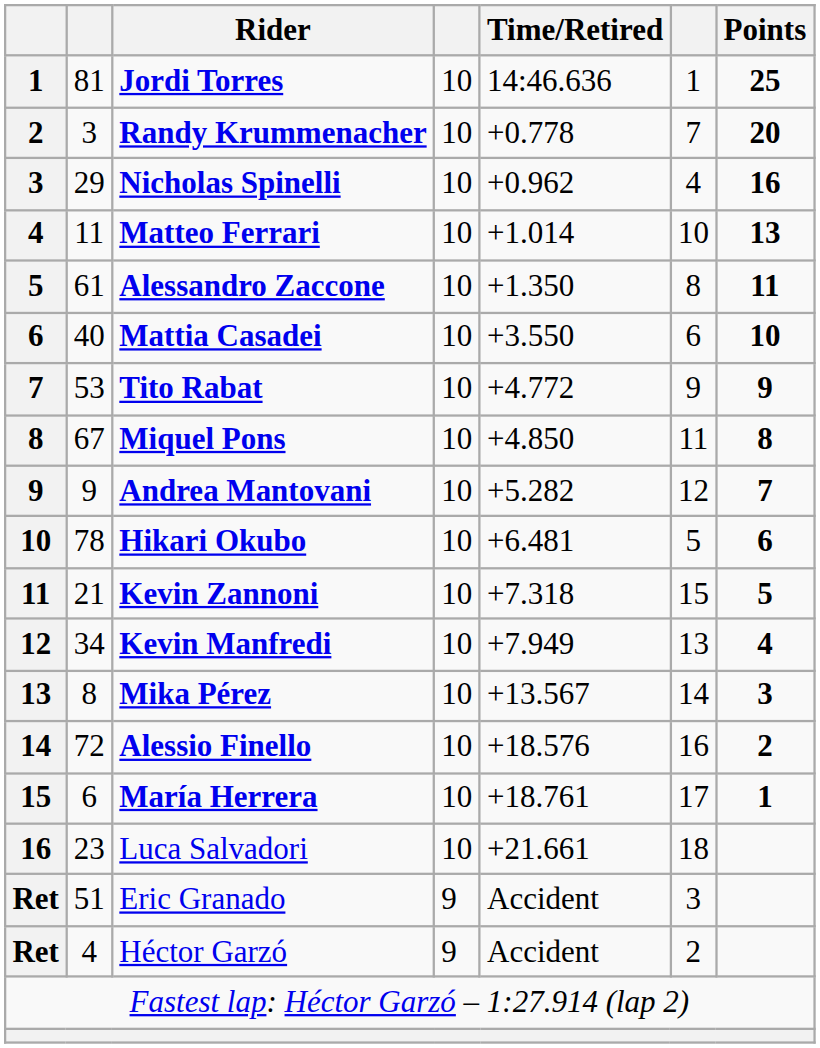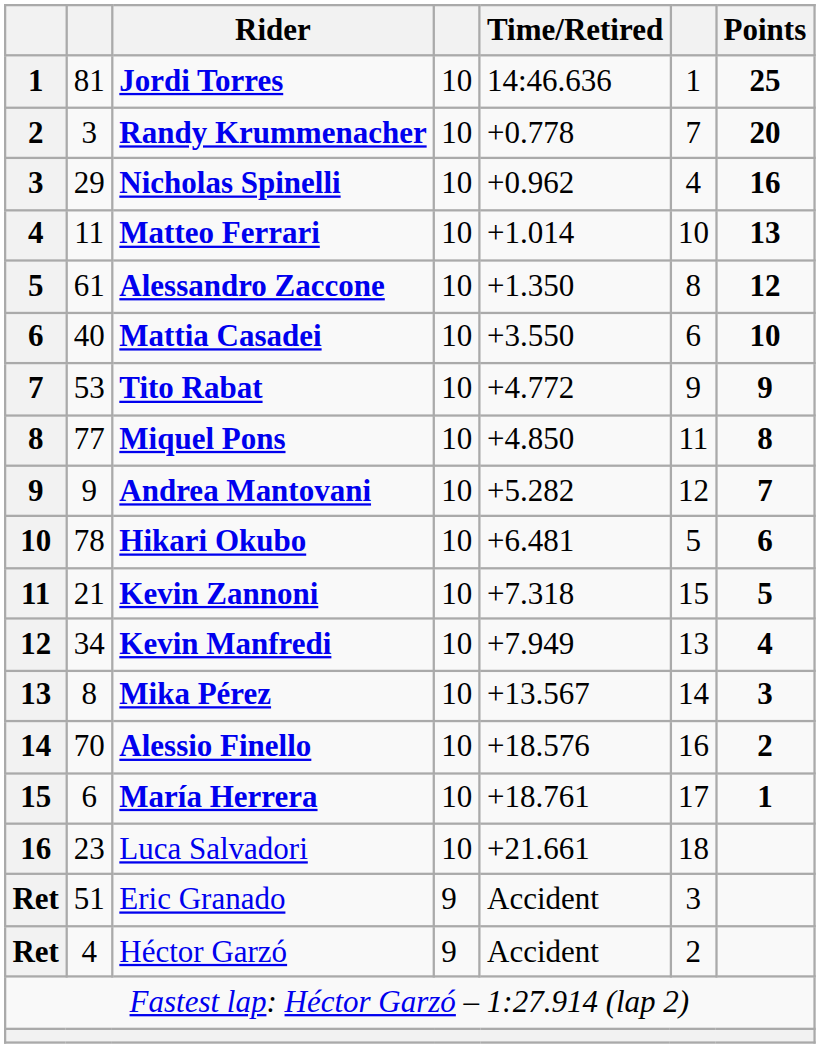(765, 285) 11 -> (765, 285) 12
(89, 438) 67 -> (89, 438) 77
(89, 745) 72 -> (89, 745) 70
